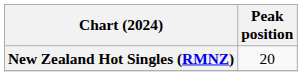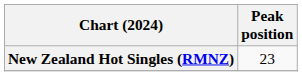(267, 58) 20 -> (267, 58) 23
